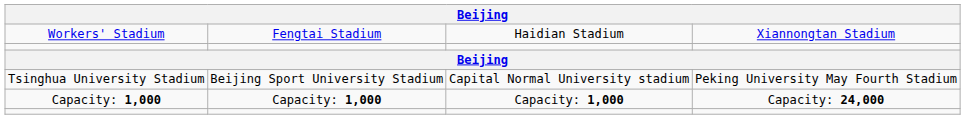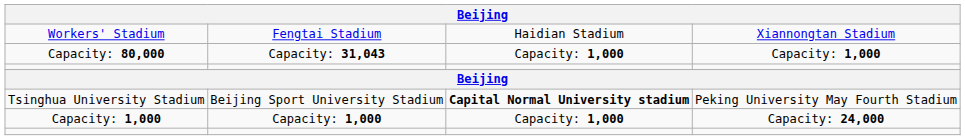+ row: (106, 54)
(569, 79) normal -> (569, 99) bold
